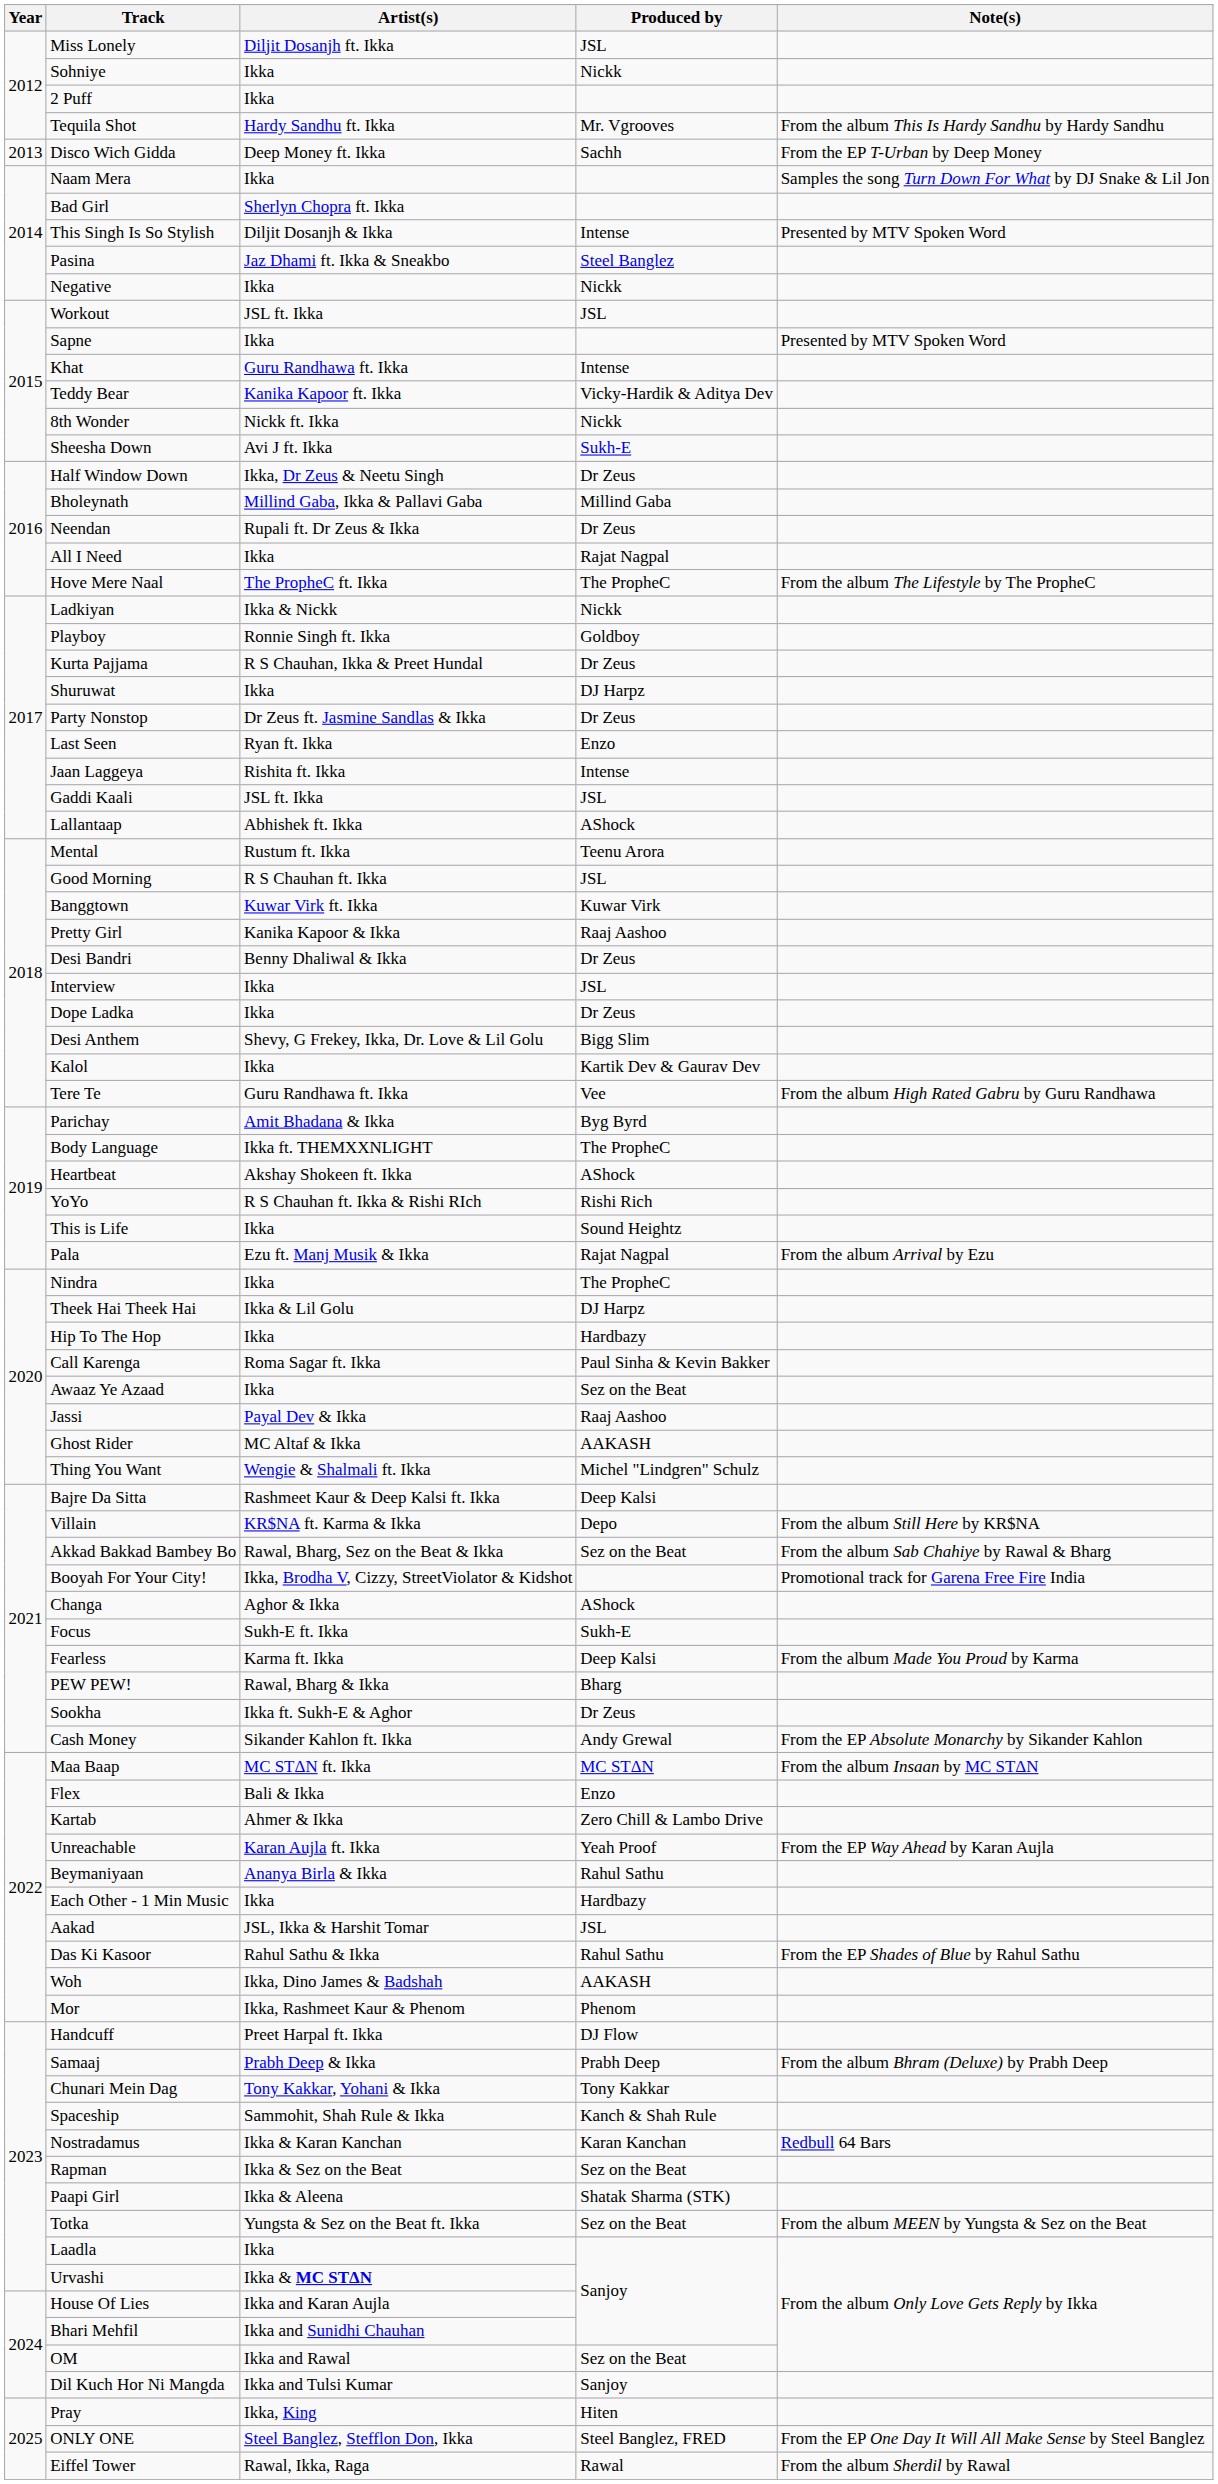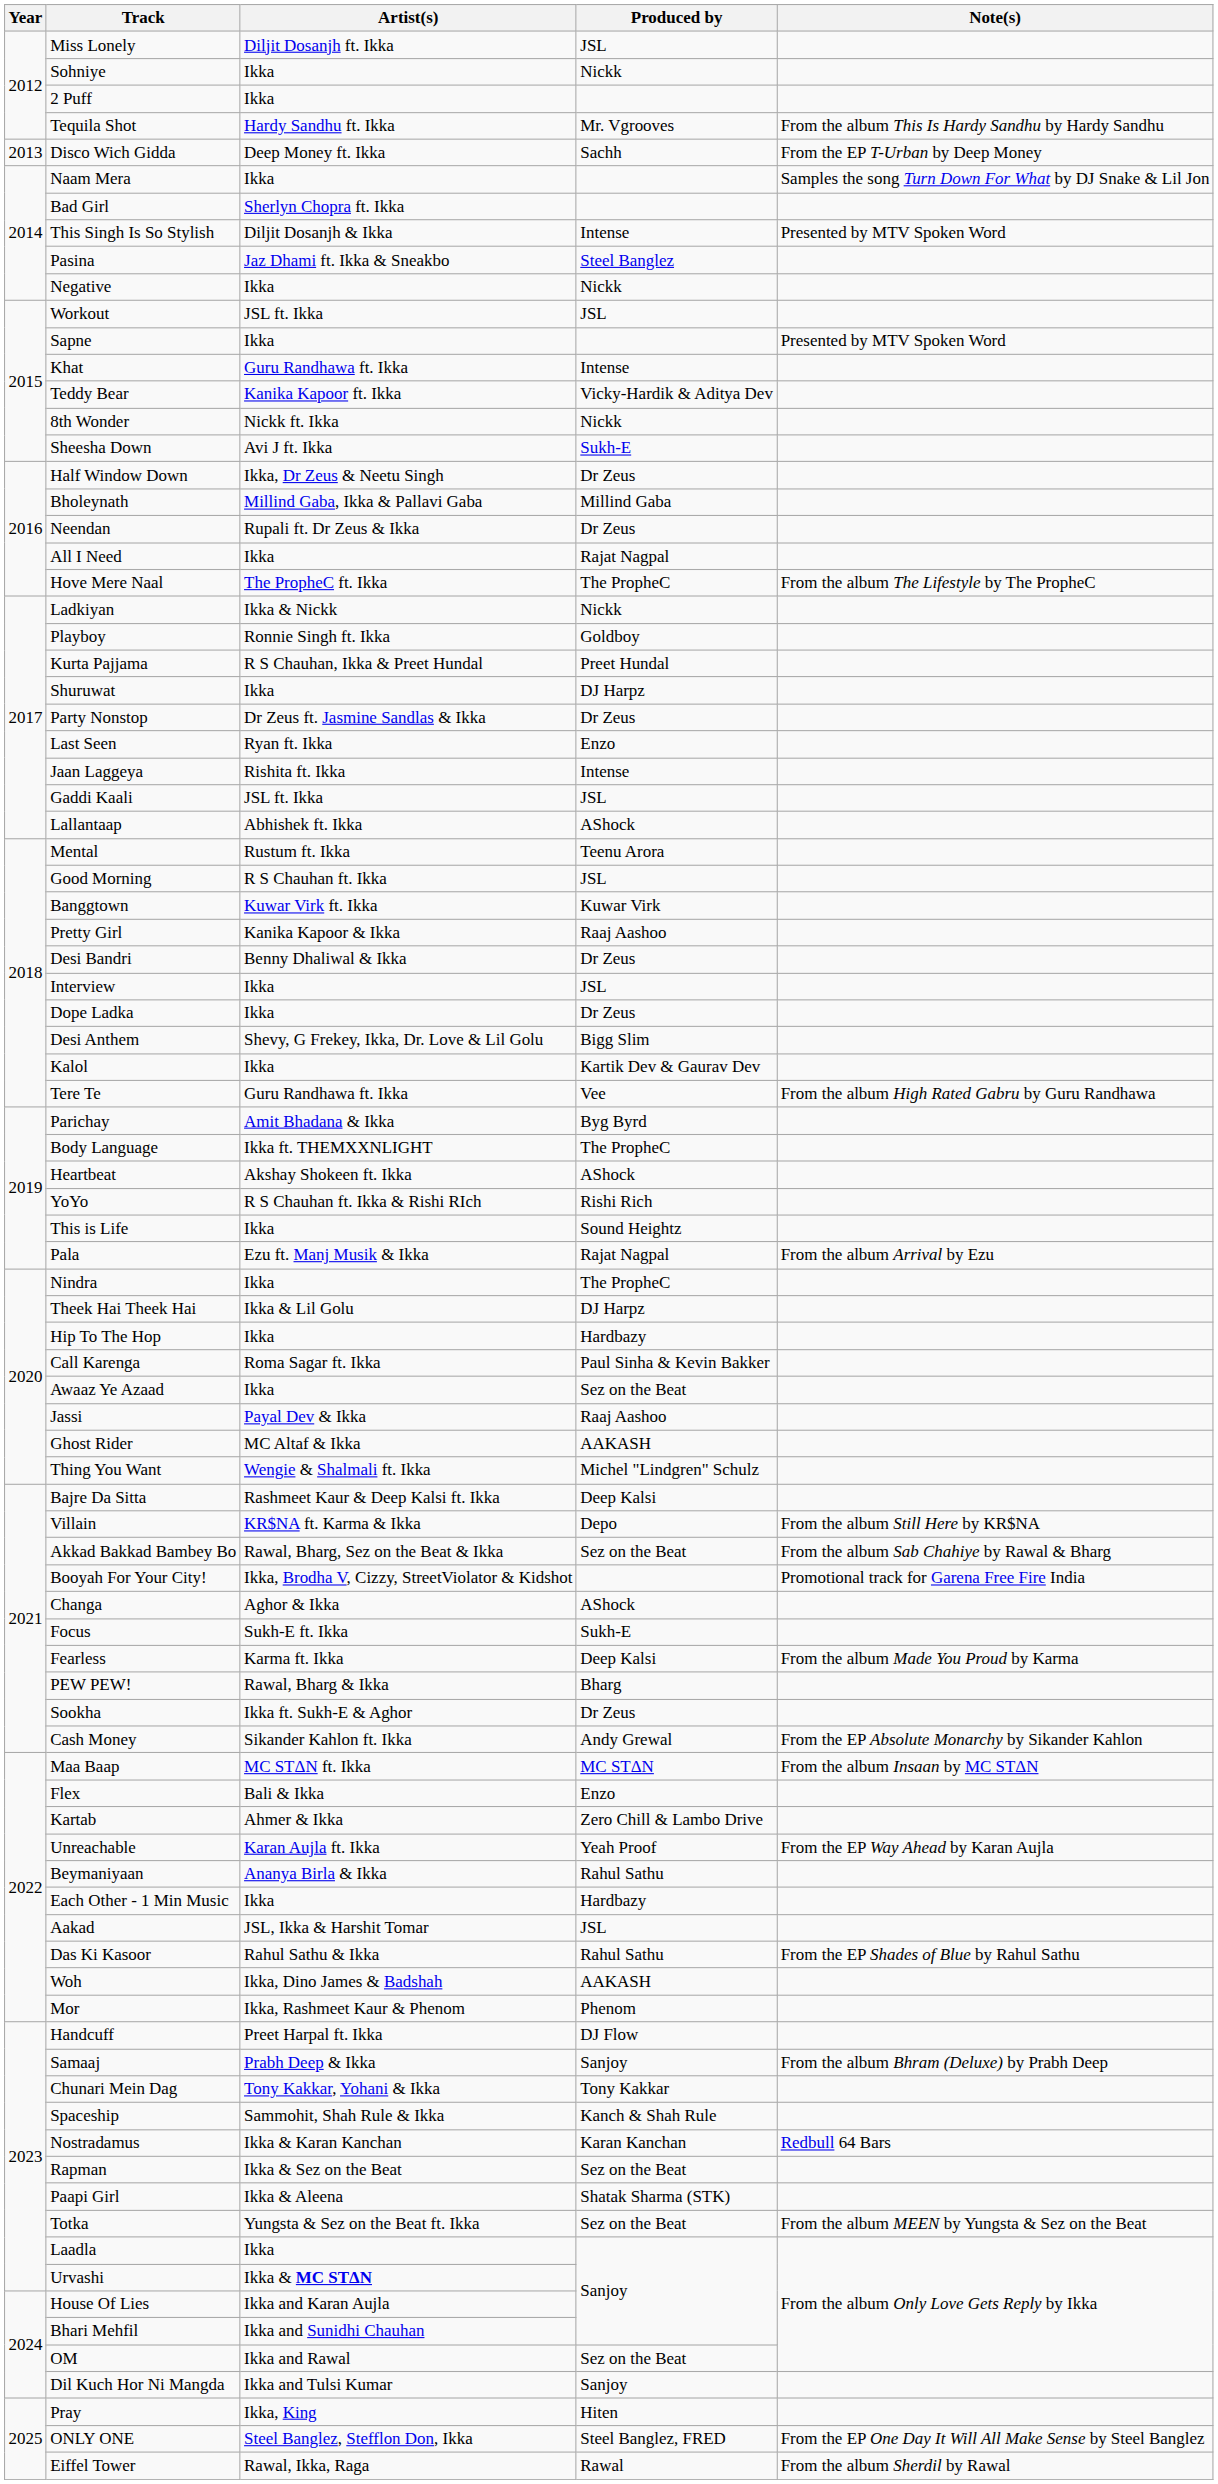(608, 663) Dr Zeus -> (625, 663) Preet Hundal
(620, 2062) Prabh Deep -> (604, 2062) Sanjoy
